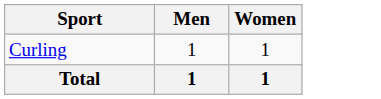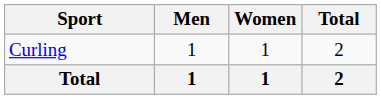+ column: (339, 19)
